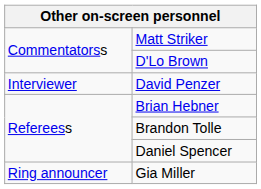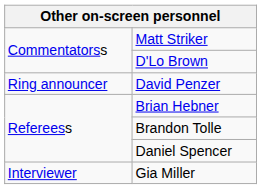(42, 84) Interviewer -> (58, 84) Ring announcer
(58, 173) Ring announcer -> (42, 173) Interviewer
